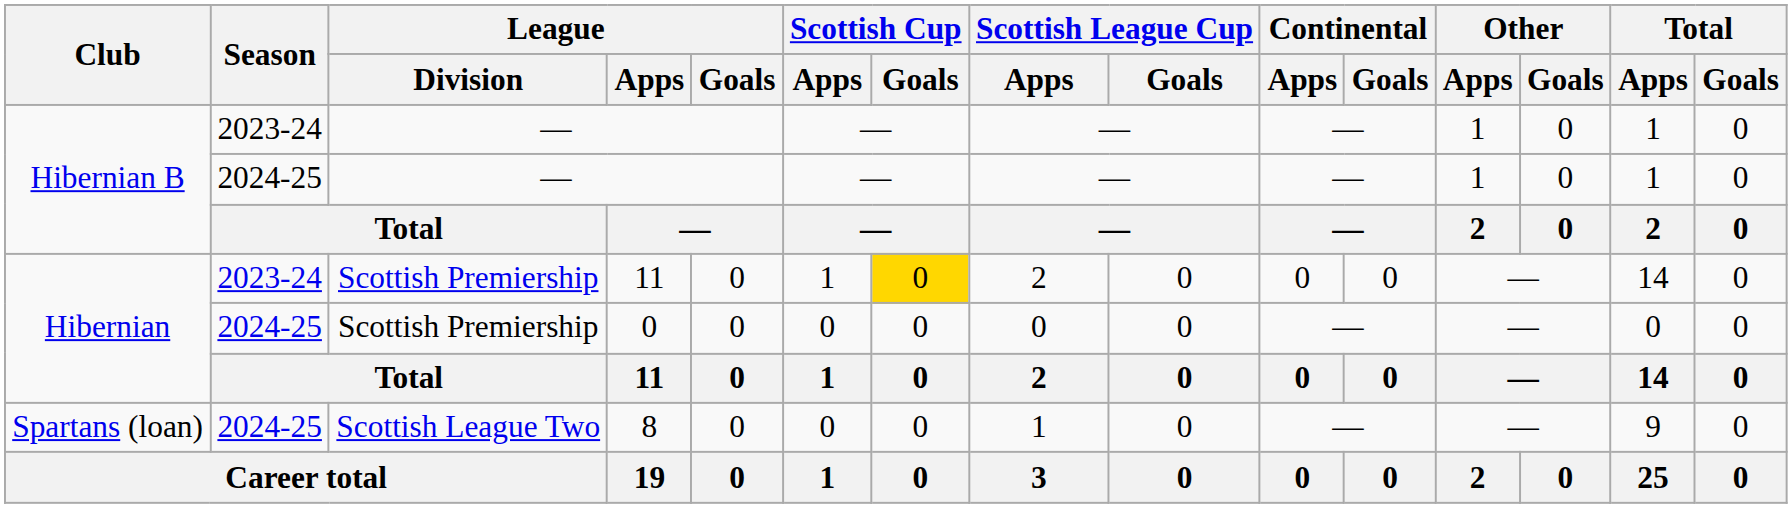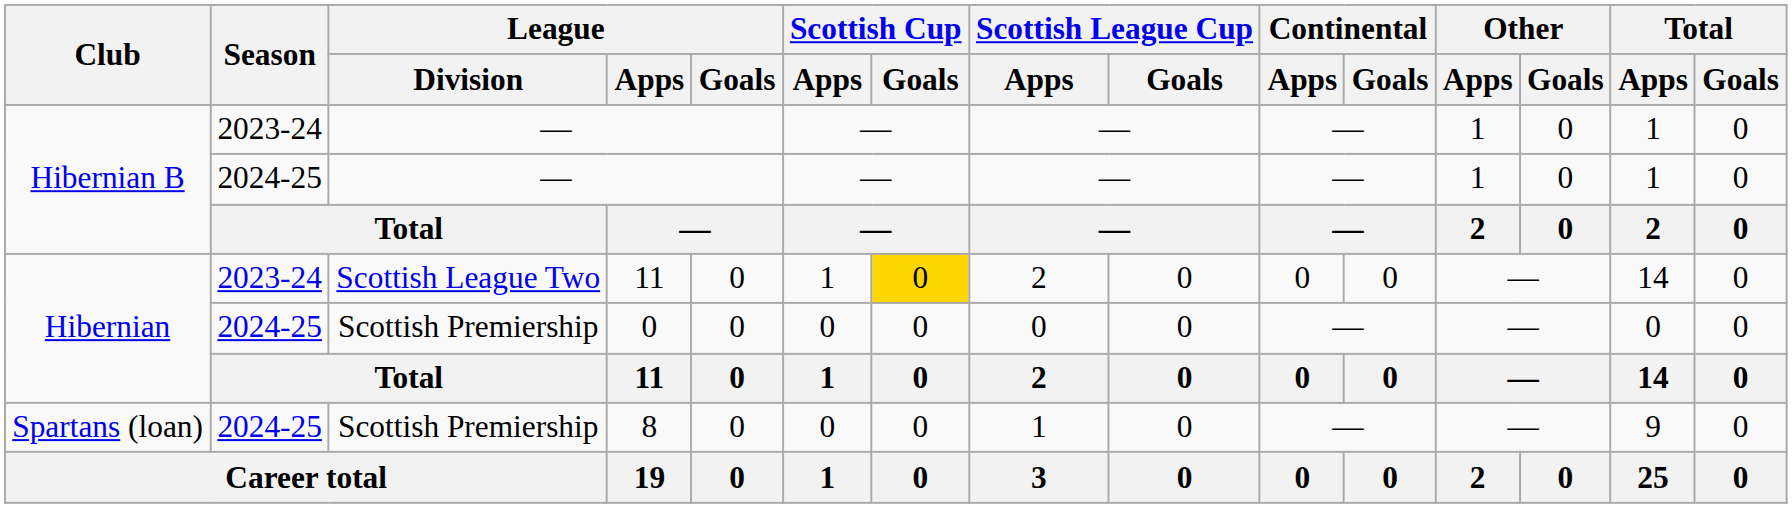(468, 278) Scottish Premiership -> (468, 278) Scottish League Two
(468, 427) Scottish League Two -> (468, 427) Scottish Premiership
